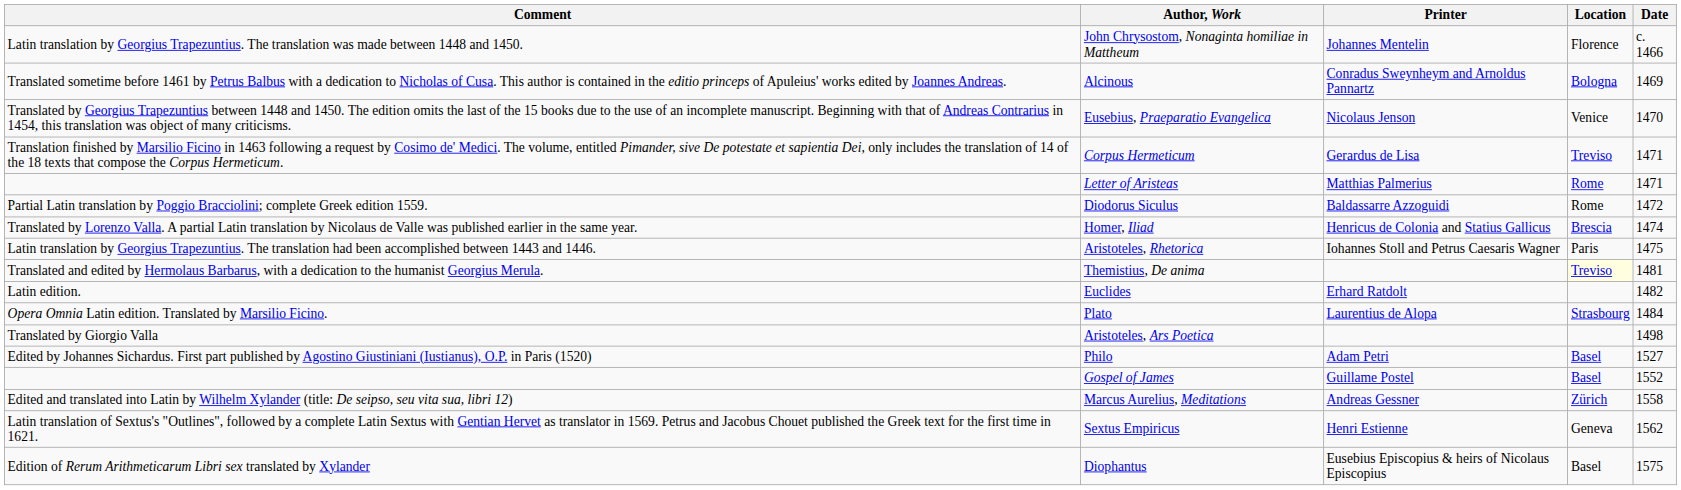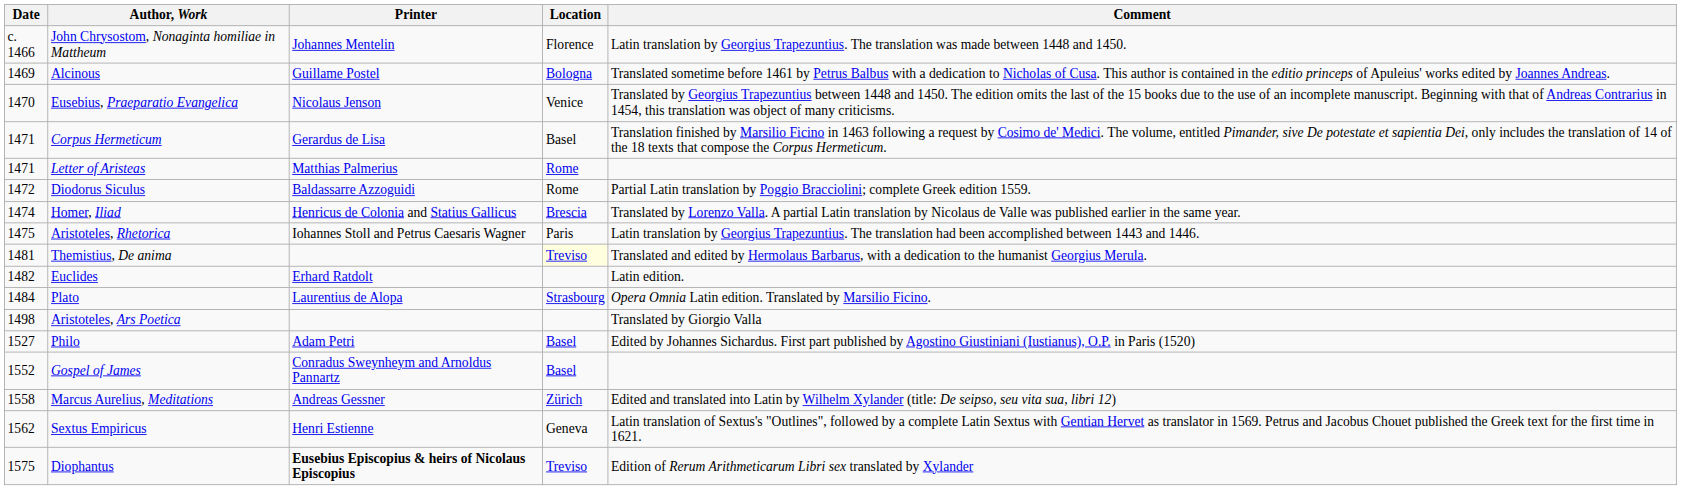columns swapped: (1655, 15) <-> (543, 15)
(1426, 81) Conradus Sweynheym and Arnoldus Pannartz -> (336, 73) Guillame Postel
(1592, 155) Treviso -> (561, 139) Basel
(1370, 378) Guillame Postel -> (392, 370) Conradus Sweynheym and Arnoldus Pannartz
(1438, 466) normal -> (409, 466) bold
(1586, 466) Basel -> (567, 466) Treviso
